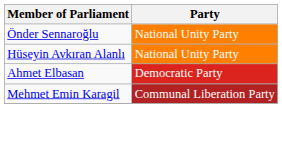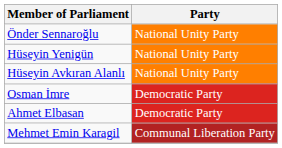+ row: (50, 53)
+ row: (38, 93)
